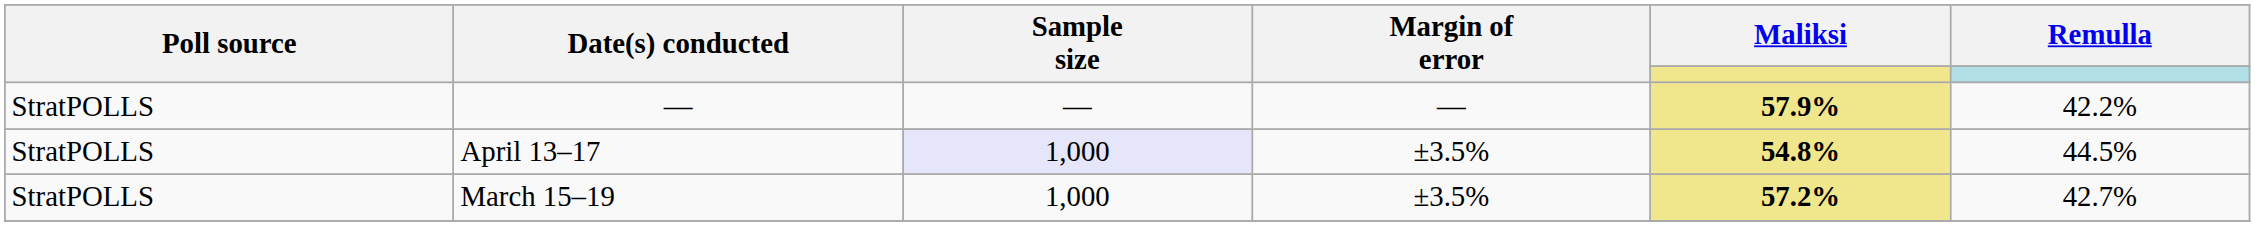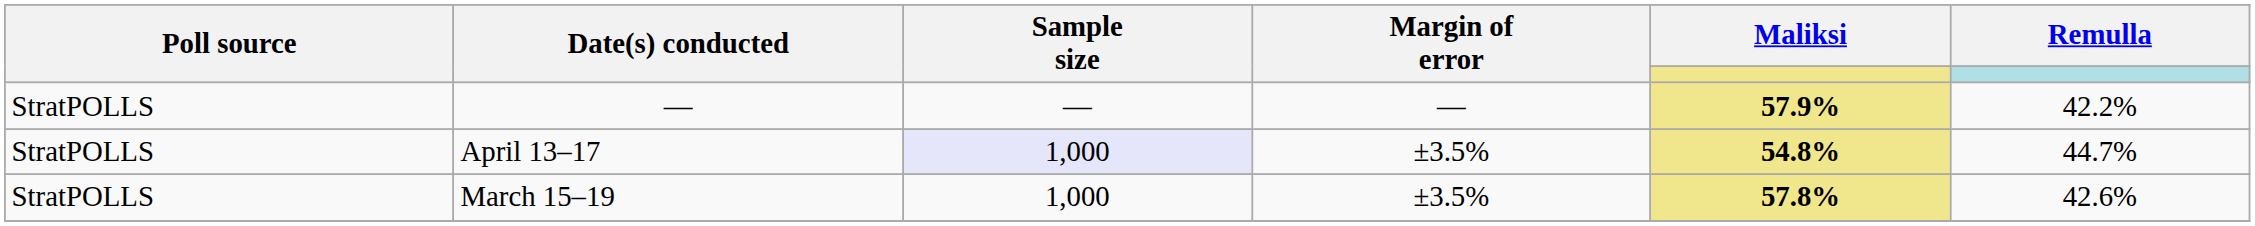(2100, 151) 44.5% -> (2100, 151) 44.7%
(1801, 196) 57.2% -> (1801, 196) 57.8%
(2100, 196) 42.7% -> (2100, 196) 42.6%
